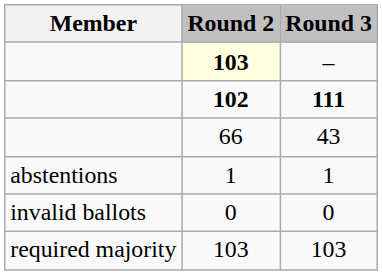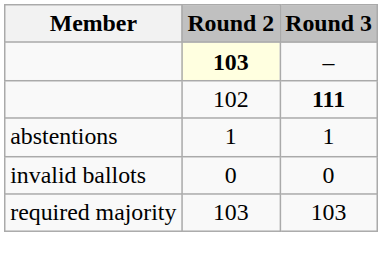(231, 99) bold -> (231, 99) normal
- row: (329, 136)
